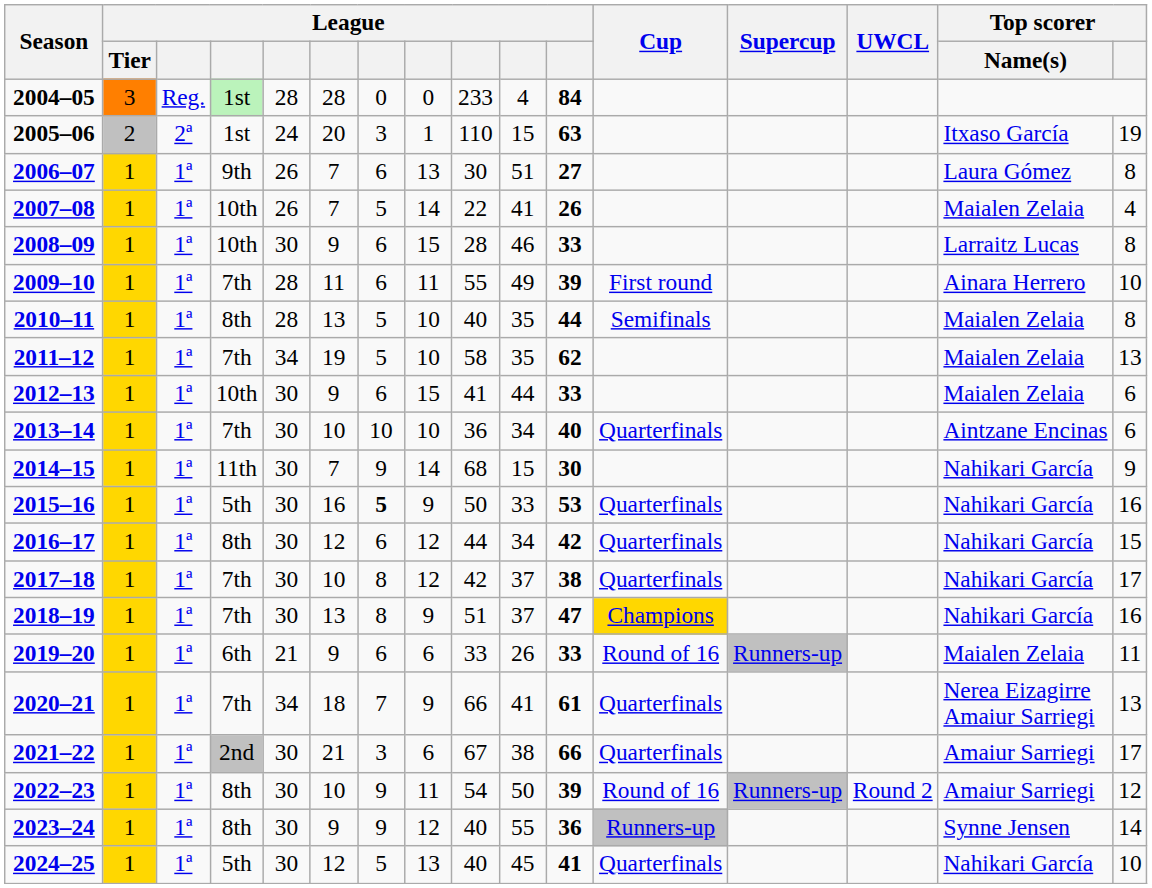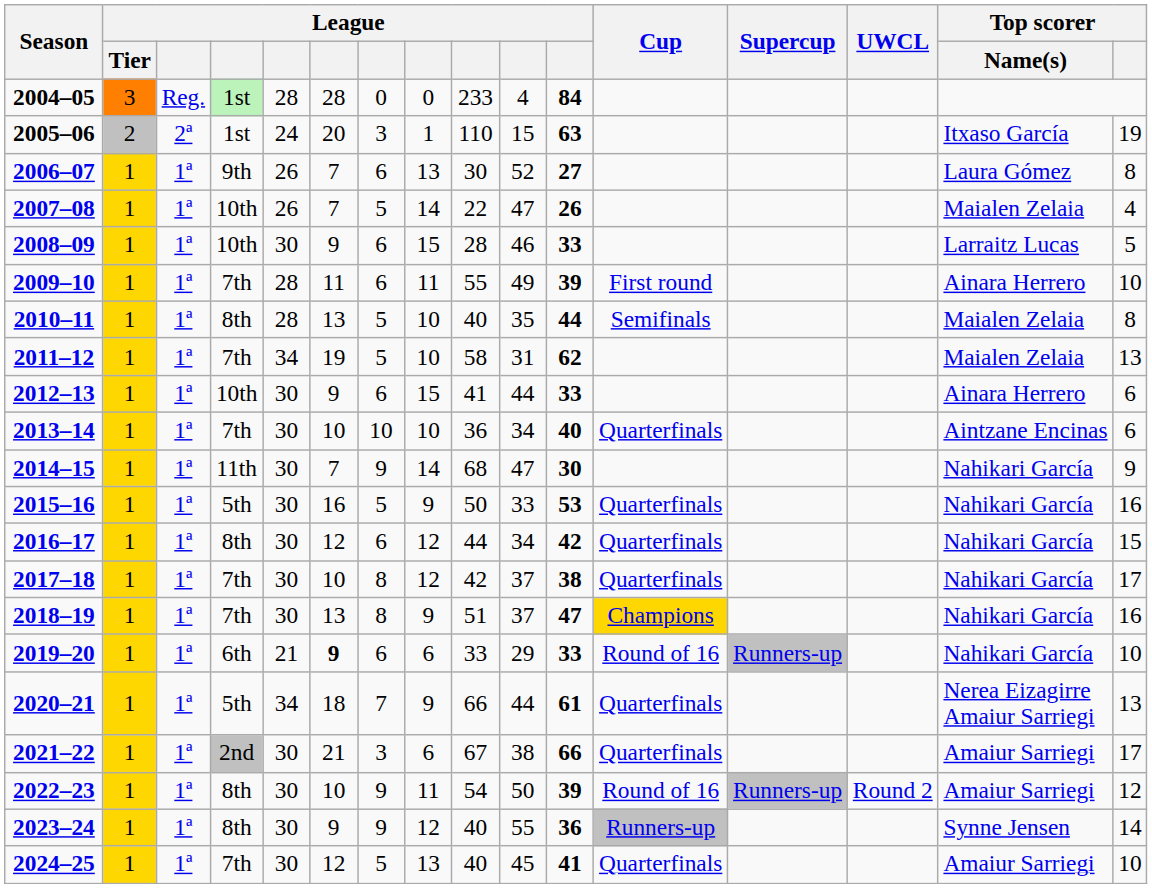(523, 171) 51 -> (523, 171) 52
(523, 208) 41 -> (523, 208) 47
(1130, 245) 8 -> (1130, 245) 5
(523, 356) 35 -> (523, 356) 31
(1014, 393) Maialen Zelaia -> (1014, 393) Ainara Herrero
(523, 467) 15 -> (523, 467) 47
(381, 504) bold -> (381, 504) normal
(334, 652) normal -> (334, 652) bold
(523, 652) 26 -> (523, 652) 29
(1014, 652) Maialen Zelaia -> (1018, 652) Nahikari García
(1130, 652) 11 -> (1130, 652) 10
(237, 703) 7th -> (237, 703) 5th
(523, 703) 41 -> (523, 703) 44
(237, 864) 5th -> (237, 864) 7th
(1018, 864) Nahikari García -> (1019, 864) Amaiur Sarriegi
